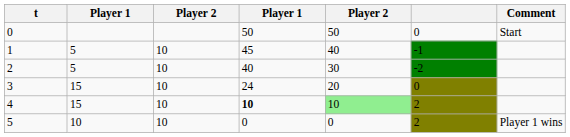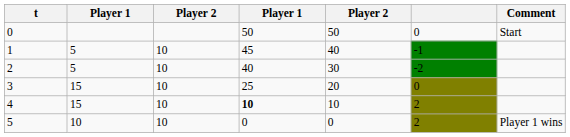(248, 86) 24 -> (248, 86) 25
(334, 104) lightgreen background -> (334, 104) no background
